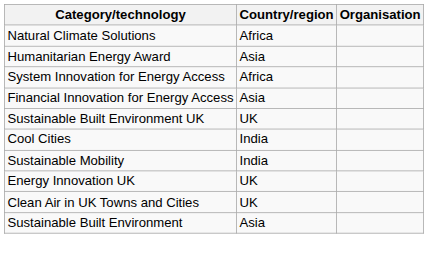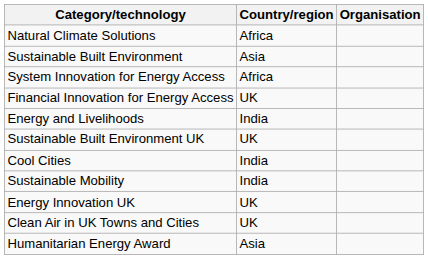rows swapped: (89, 56) <-> (95, 222)
(252, 98) Asia -> (249, 98) UK
+ row: (76, 118)
